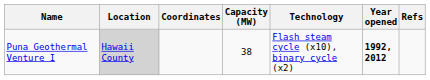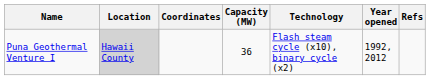(246, 52) 38 -> (246, 52) 36
(378, 52) bold -> (378, 52) normal
